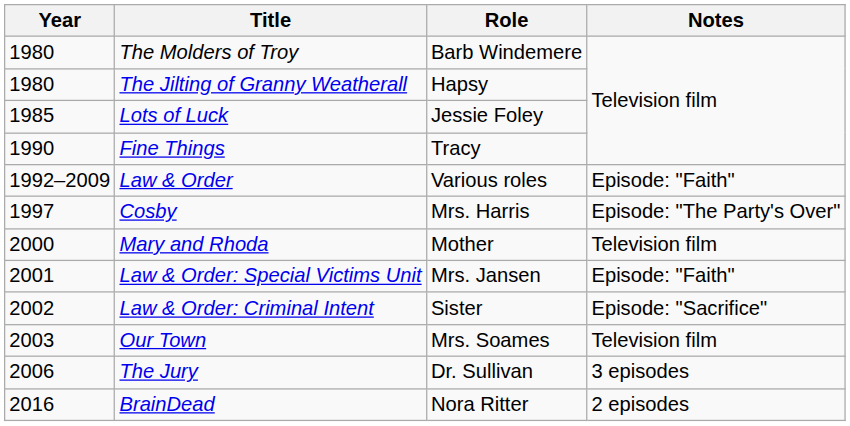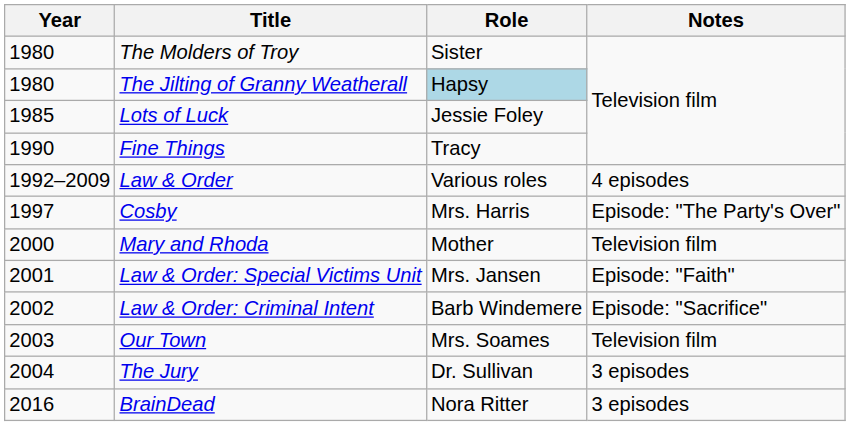(507, 52) Barb Windemere -> (457, 52) Sister
(459, 84) no background -> (459, 84) lightblue background
(663, 180) Episode: "Faith" -> (640, 180) 4 episodes
(457, 308) Sister -> (507, 308) Barb Windemere
(32, 372) 2006 -> (32, 372) 2004
(640, 404) 2 episodes -> (640, 404) 3 episodes
